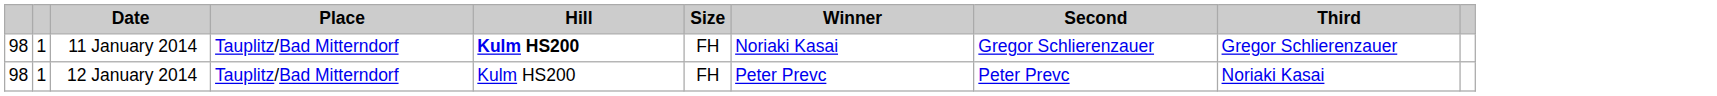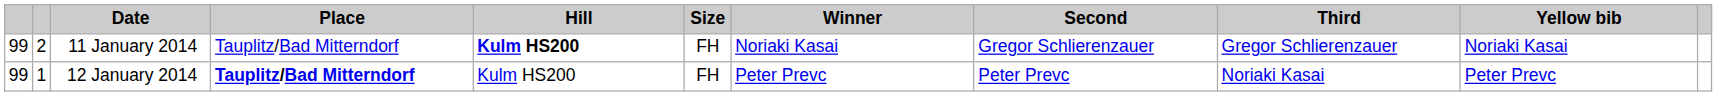+ column: (1579, 18)
(18, 47) 98 -> (18, 47) 99
(41, 47) 1 -> (41, 47) 2
(18, 75) 98 -> (18, 75) 99
(307, 75) normal -> (315, 75) bold
